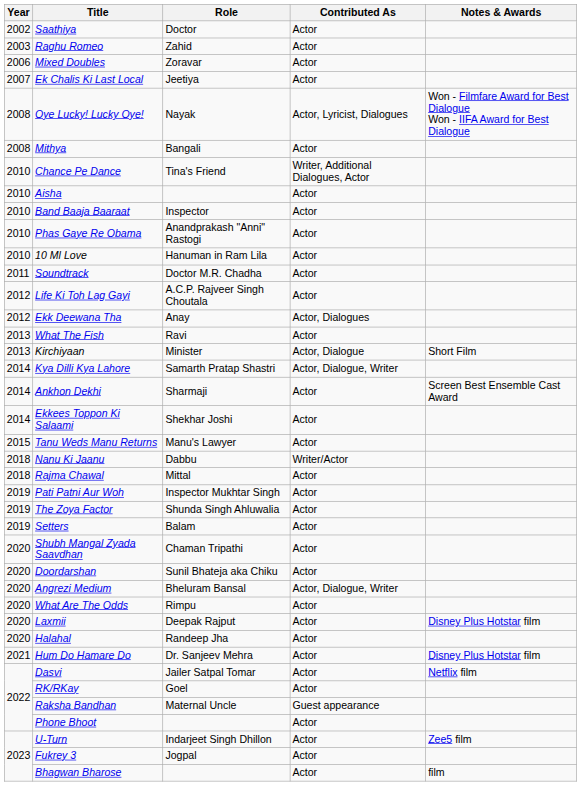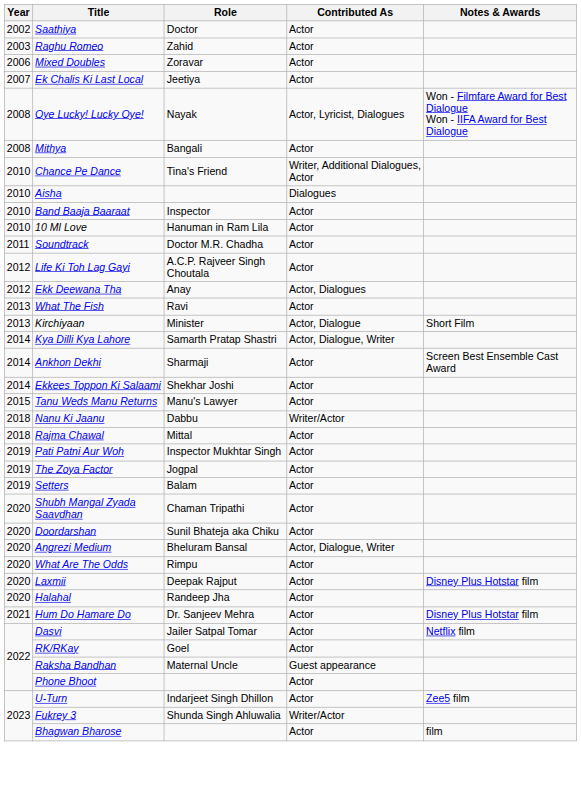(305, 194) Actor -> (312, 194) Dialogues
- row: (88, 233)
(222, 509) Shunda Singh Ahluwalia -> (182, 469) Jogpal
(181, 756) Jogpal -> (224, 715) Shunda Singh Ahluwalia
(305, 756) Actor -> (317, 715) Writer/Actor
